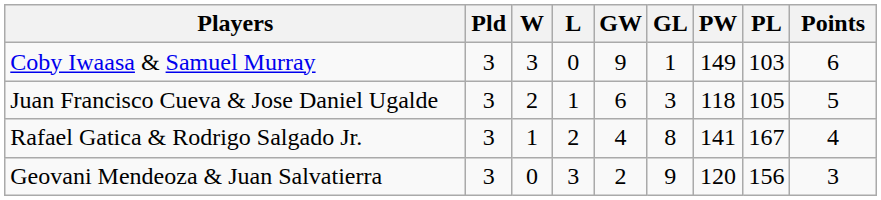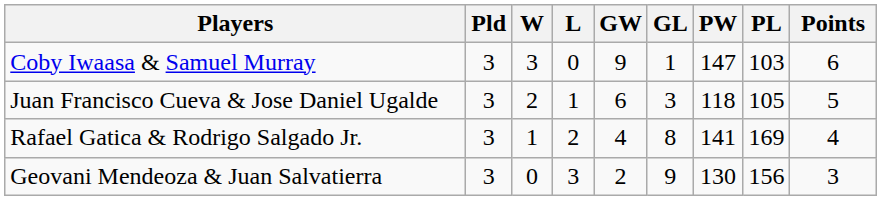(718, 61) 149 -> (718, 61) 147
(766, 137) 167 -> (766, 137) 169
(718, 175) 120 -> (718, 175) 130
